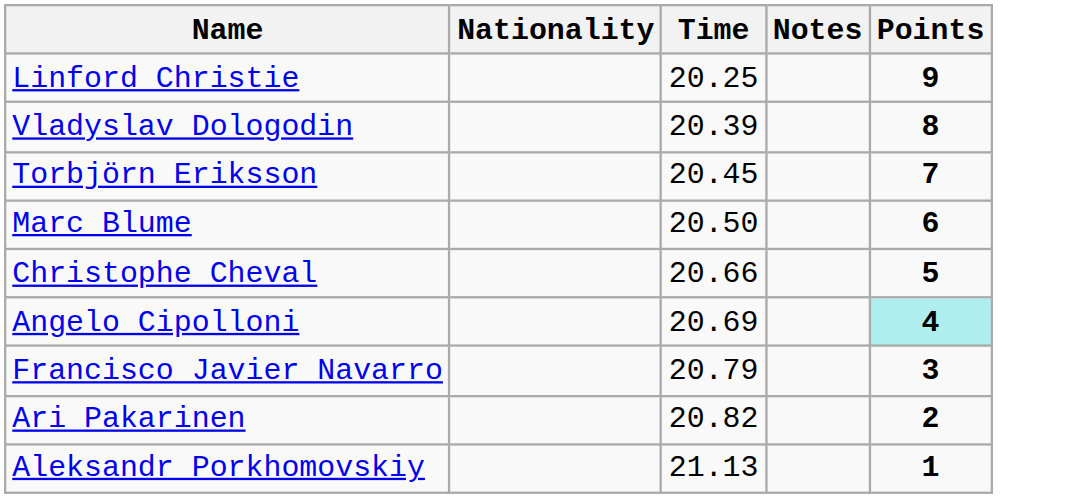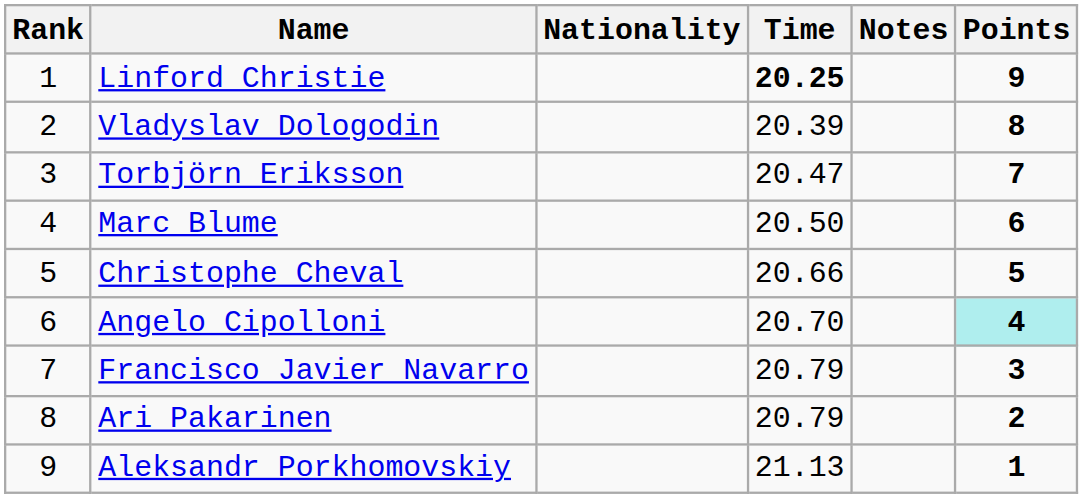+ column: (48, 30)
(714, 78) normal -> (800, 78) bold
(714, 176) 20.45 -> (800, 176) 20.47
(714, 322) 20.69 -> (800, 322) 20.70
(714, 419) 20.82 -> (800, 419) 20.79
